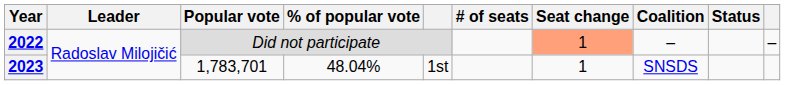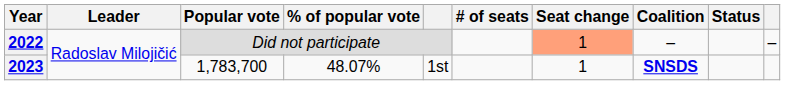(232, 67) 1,783,701 -> (232, 67) 1,783,700
(354, 67) 48.04% -> (354, 67) 48.07%
(671, 67) normal -> (671, 67) bold
